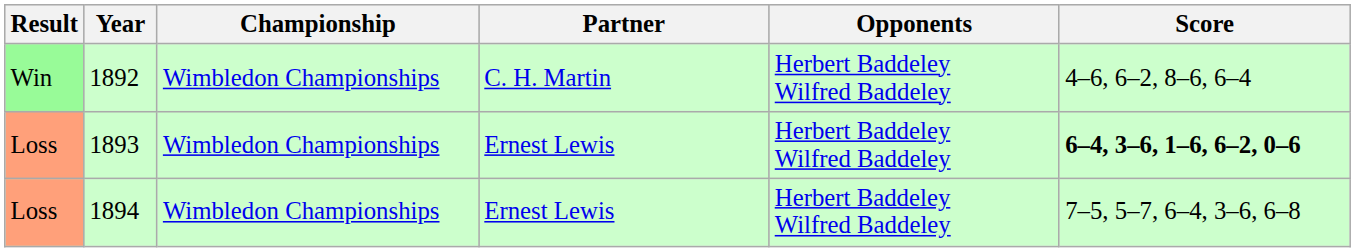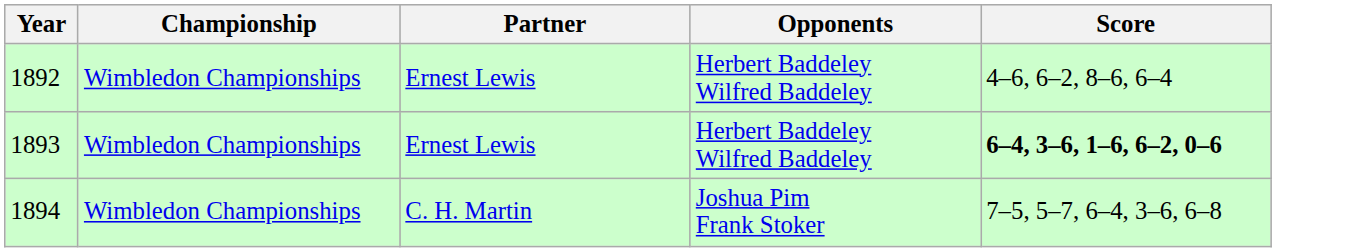- column: (44, 24)
(548, 77) C. H. Martin -> (470, 77) Ernest Lewis
(549, 211) Ernest Lewis -> (469, 211) C. H. Martin
(863, 211) Herbert Baddeley Wilfred Baddeley -> (760, 211) Joshua Pim Frank Stoker
